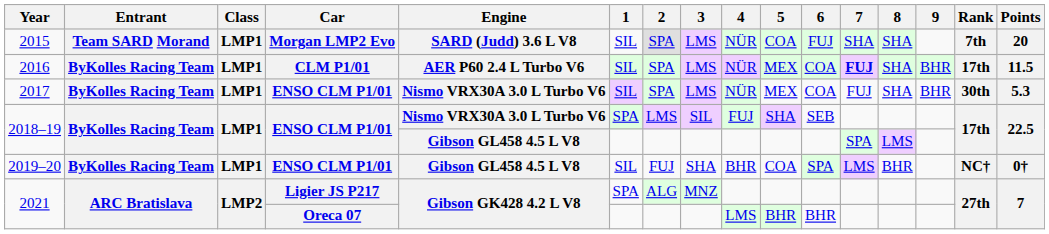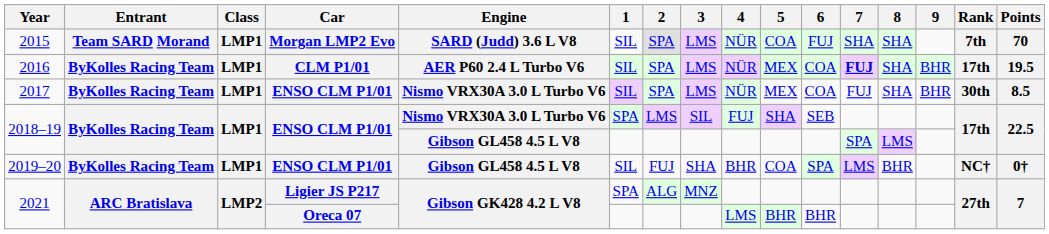(1021, 41) 20 -> (1021, 41) 70
(1021, 66) 11.5 -> (1021, 66) 19.5
(1021, 91) 5.3 -> (1021, 91) 8.5
